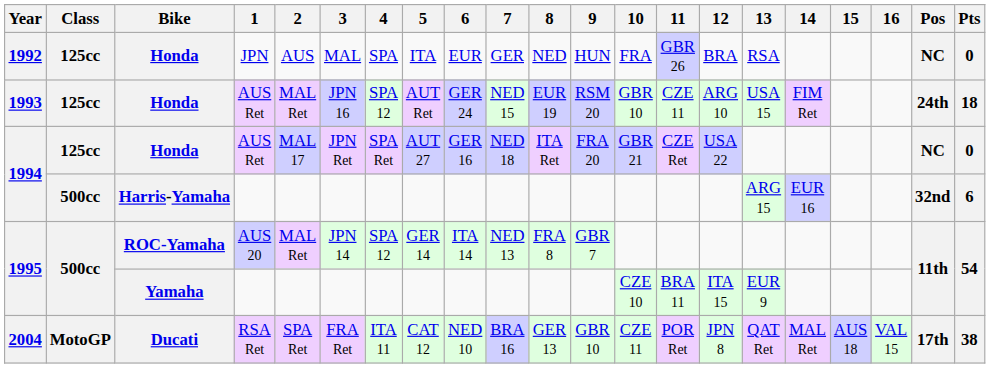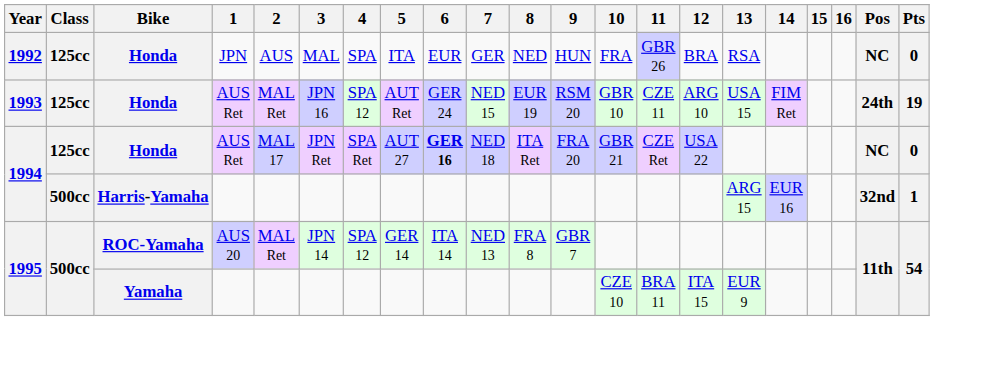(969, 103) 18 -> (914, 103) 19
(465, 150) normal -> (445, 150) bold
(969, 197) 6 -> (914, 197) 1
- row: (25, 339)
